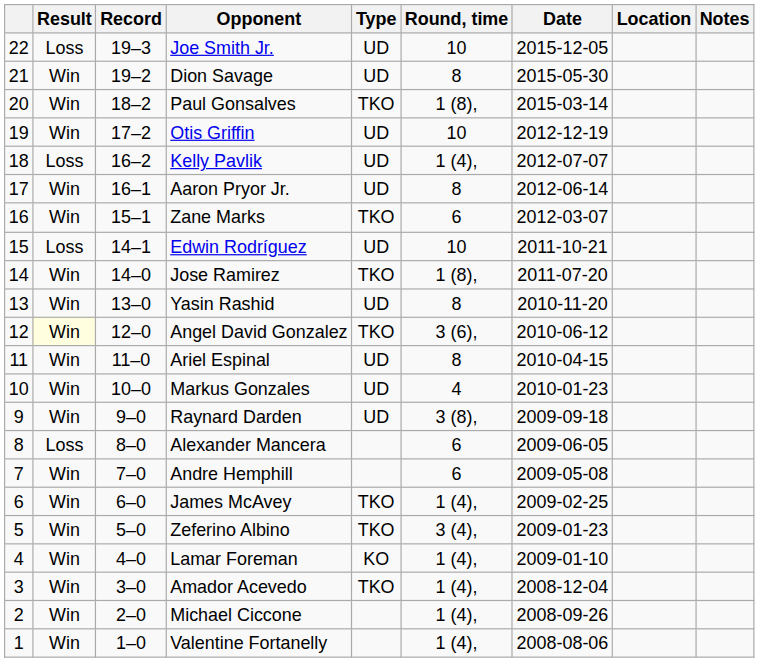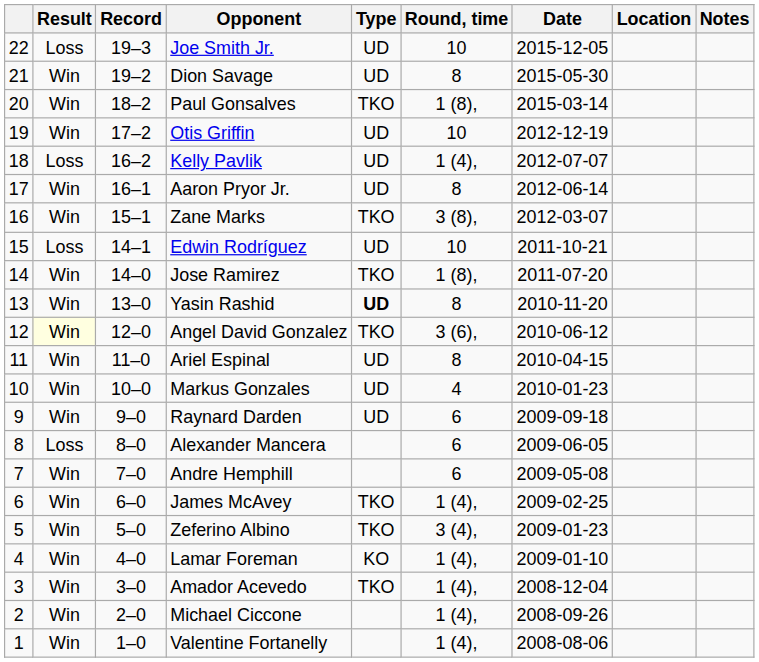(457, 218) 6 -> (457, 218) 3 (8),
(376, 303) normal -> (376, 303) bold
(457, 416) 3 (8), -> (457, 416) 6
